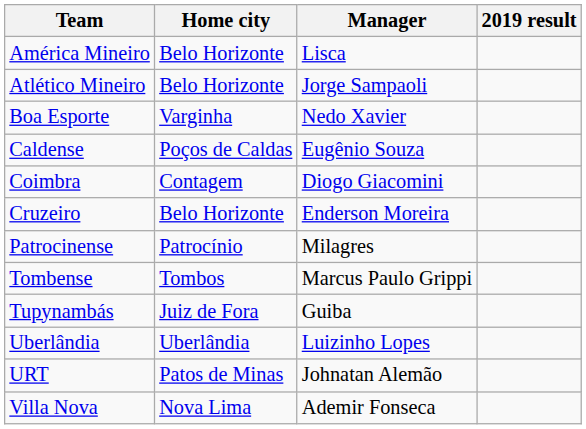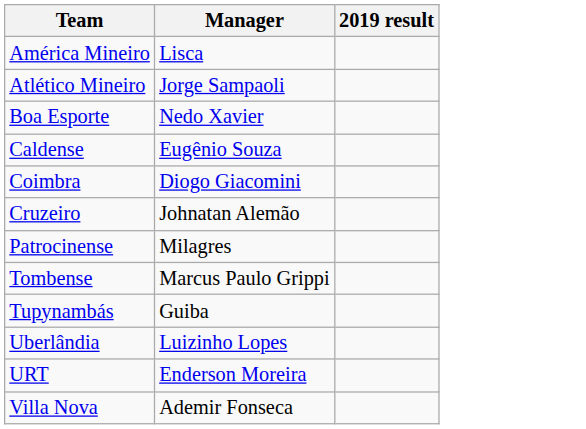- column: (226, 20)
(375, 213) Enderson Moreira -> (229, 213) Johnatan Alemão
(372, 375) Johnatan Alemão -> (233, 375) Enderson Moreira
